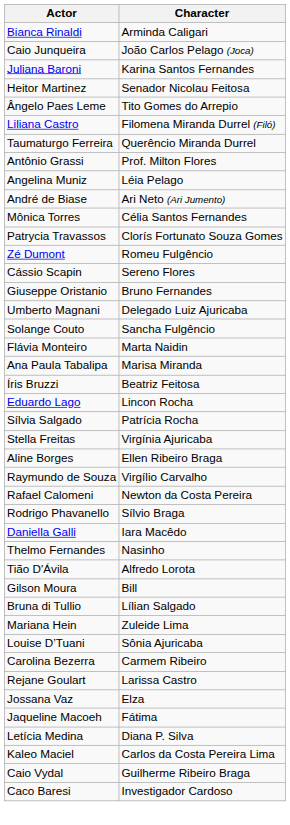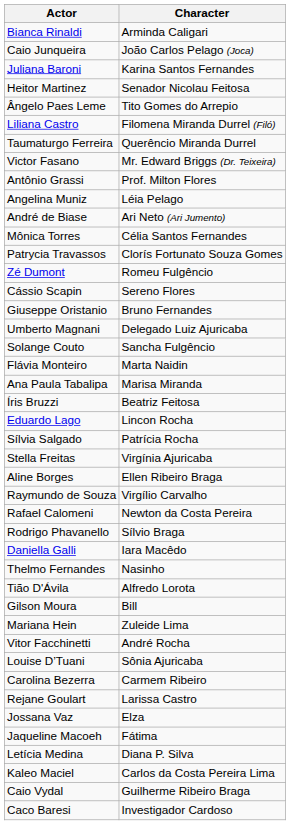+ row: (43, 161)
- row: (44, 606)
+ row: (49, 643)
